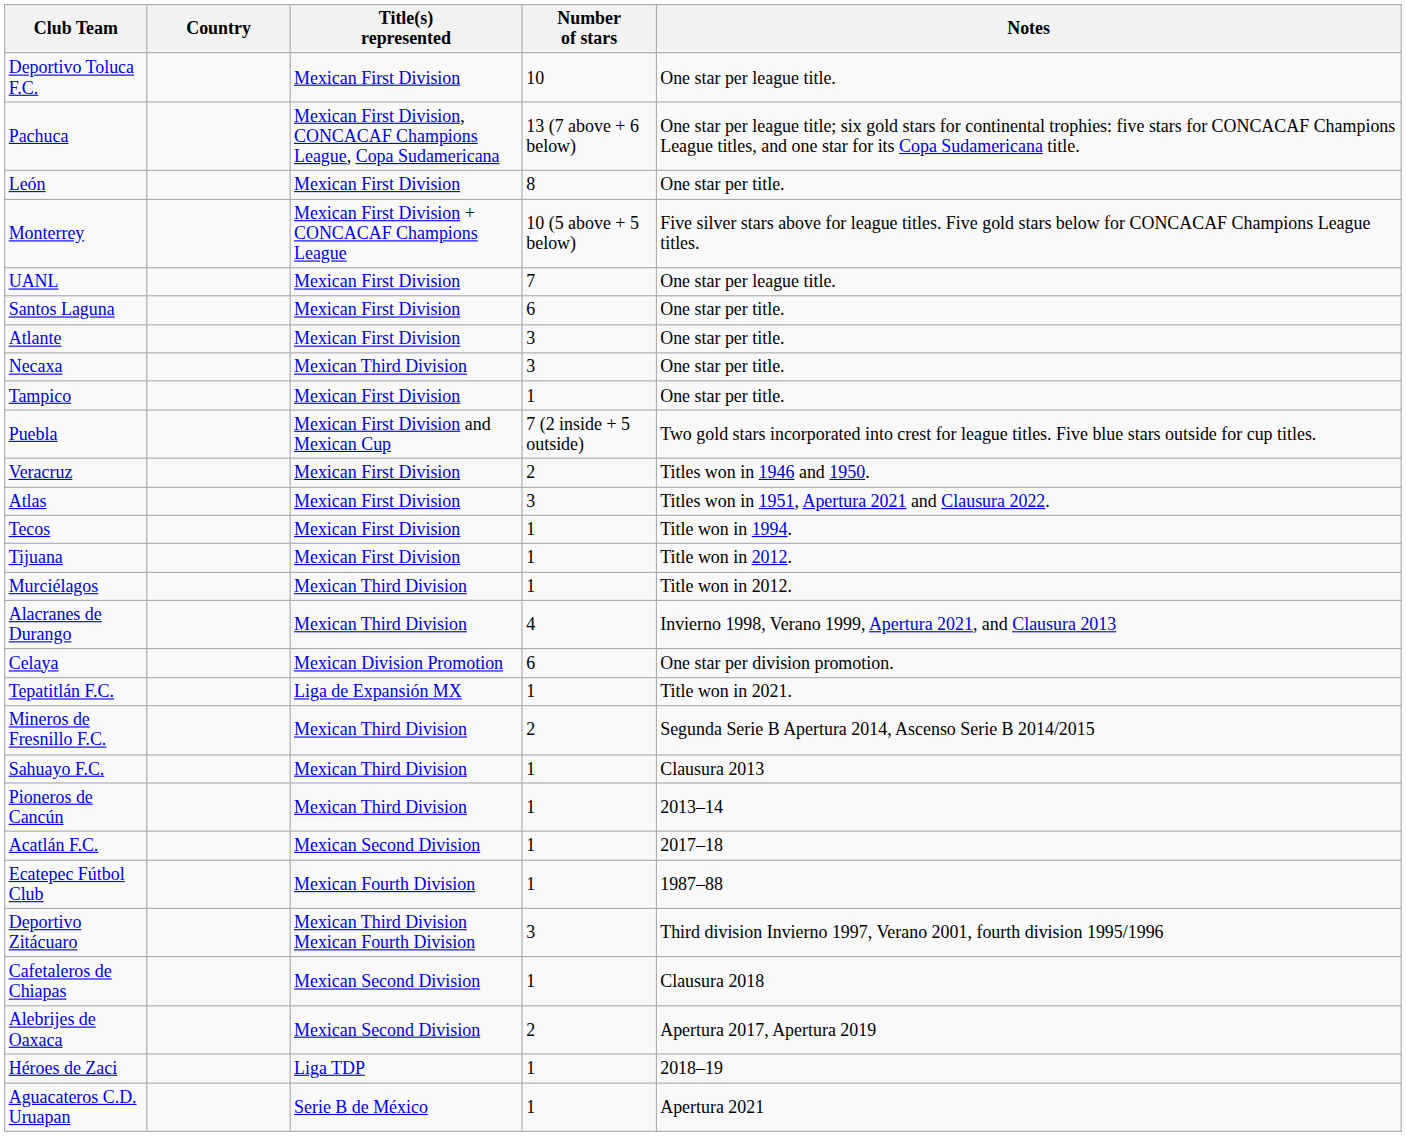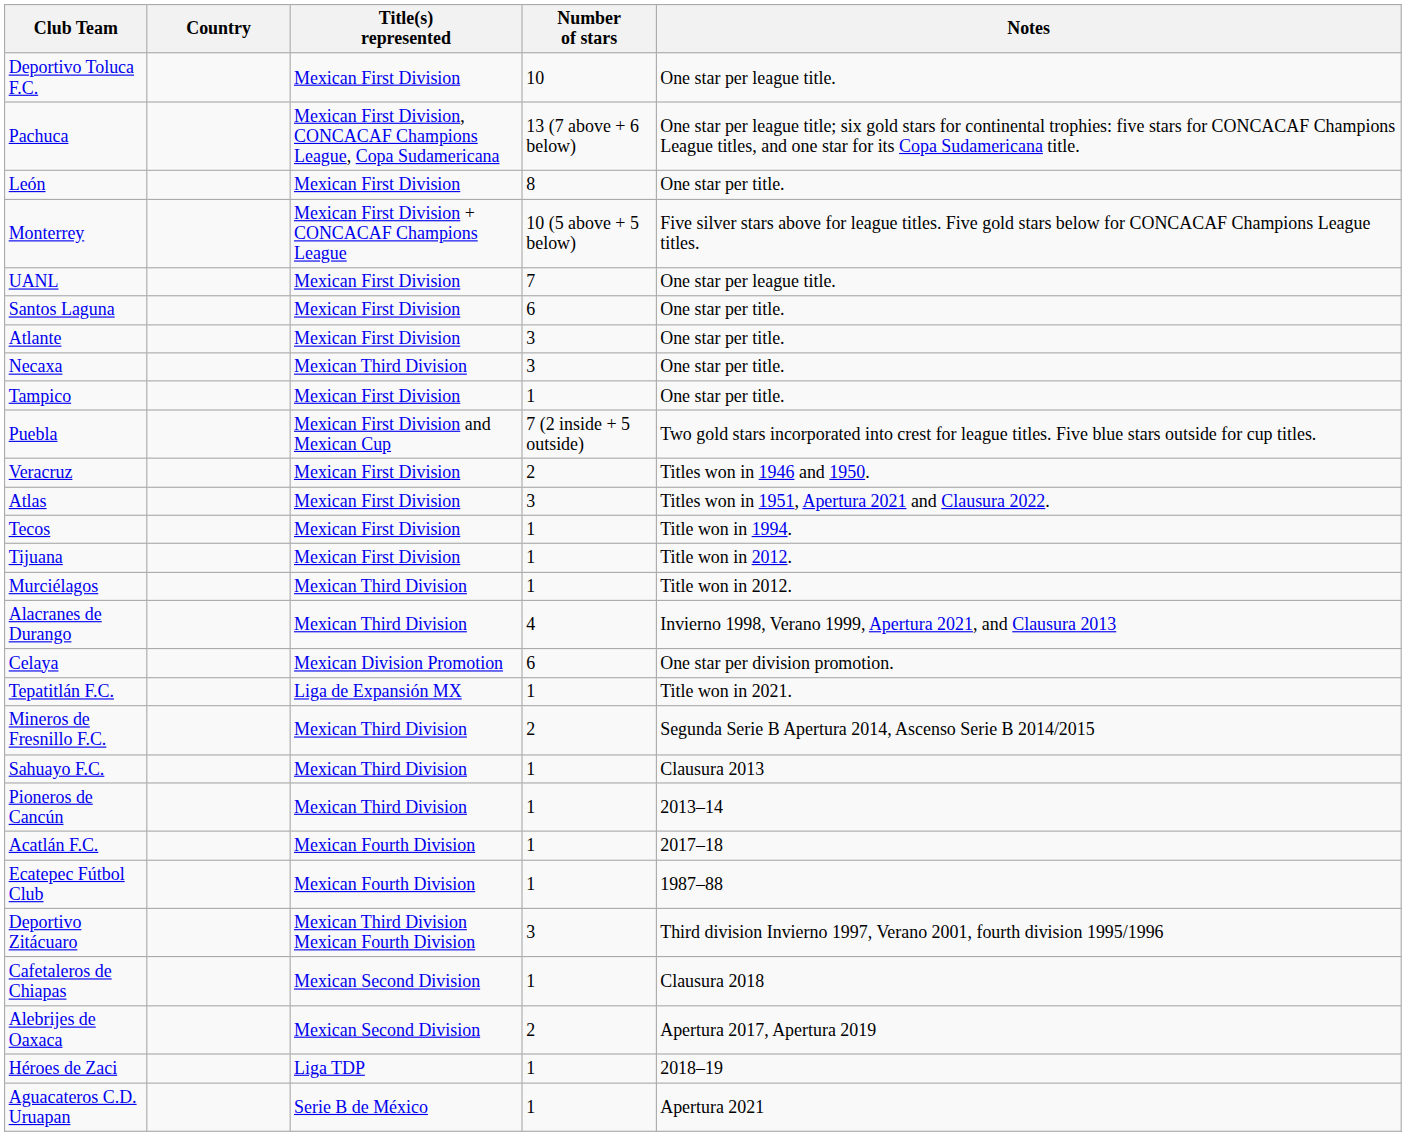(387, 845) Mexican Second Division -> (385, 845) Mexican Fourth Division
